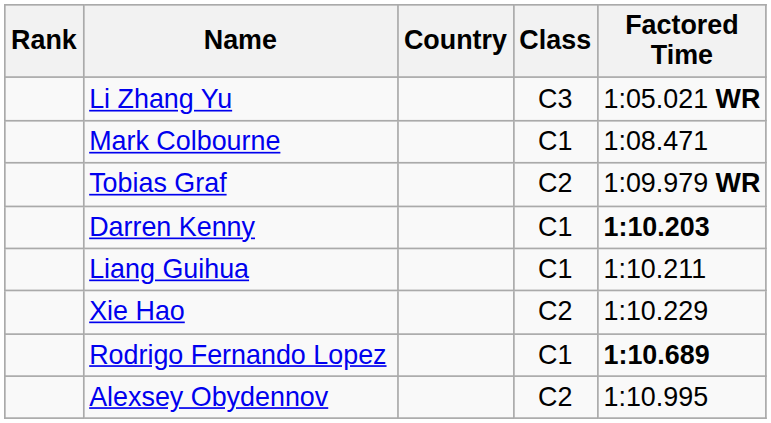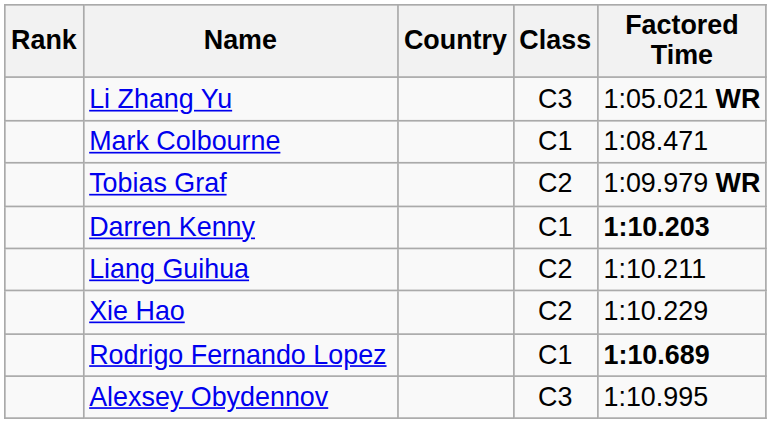(555, 269) C1 -> (555, 269) C2
(555, 397) C2 -> (555, 397) C3
